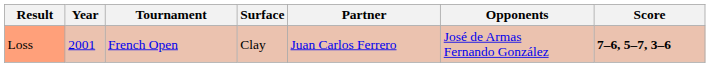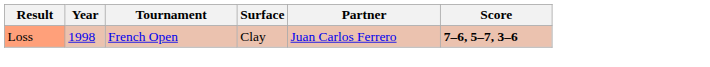- column: (517, 15)
(82, 44) 2001 -> (82, 36) 1998
